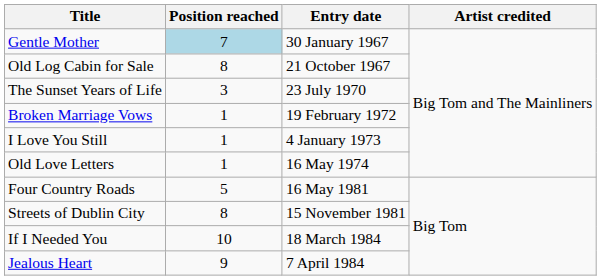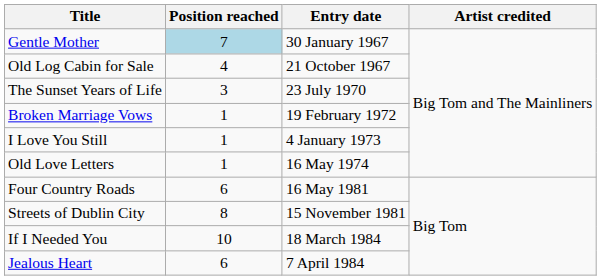(224, 66) 8 -> (224, 66) 4
(224, 189) 5 -> (224, 189) 6
(224, 262) 9 -> (224, 262) 6
